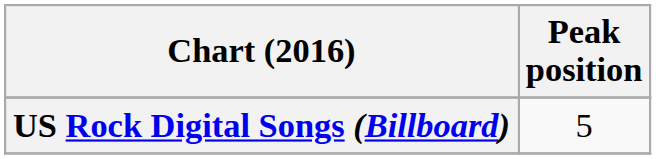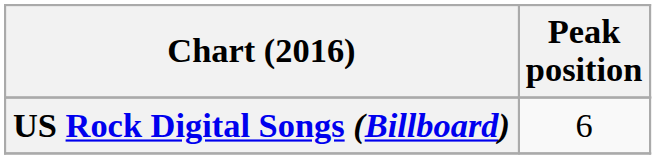(584, 125) 5 -> (584, 125) 6
